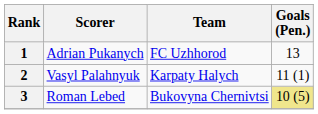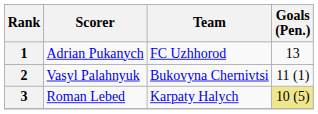(194, 75) Karpaty Halych -> (209, 75) Bukovyna Chernivtsi
(209, 97) Bukovyna Chernivtsi -> (194, 97) Karpaty Halych
